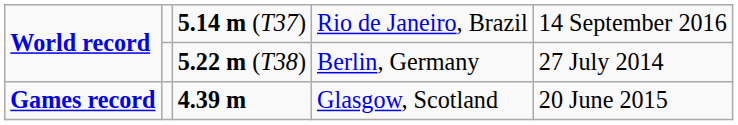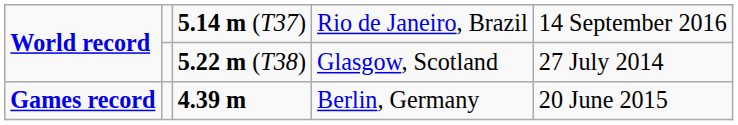(398, 61) Berlin, Germany -> (408, 61) Glasgow, Scotland
(408, 100) Glasgow, Scotland -> (398, 100) Berlin, Germany
